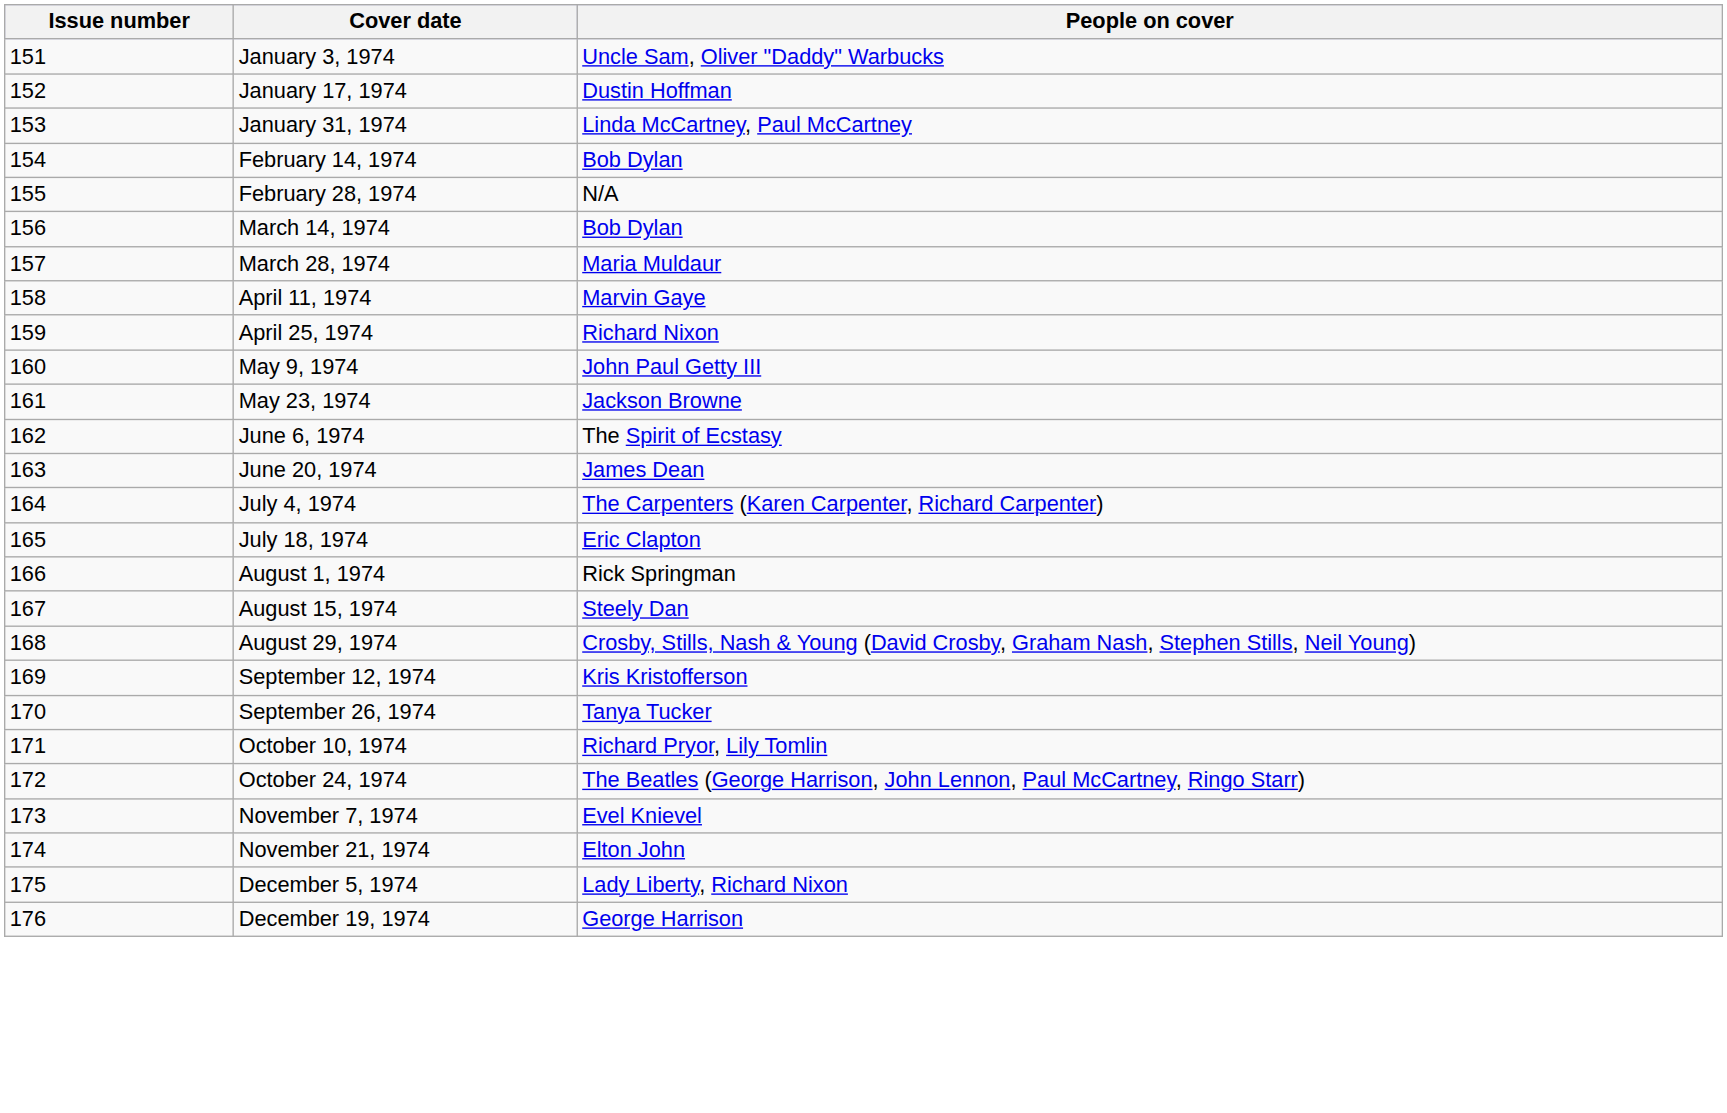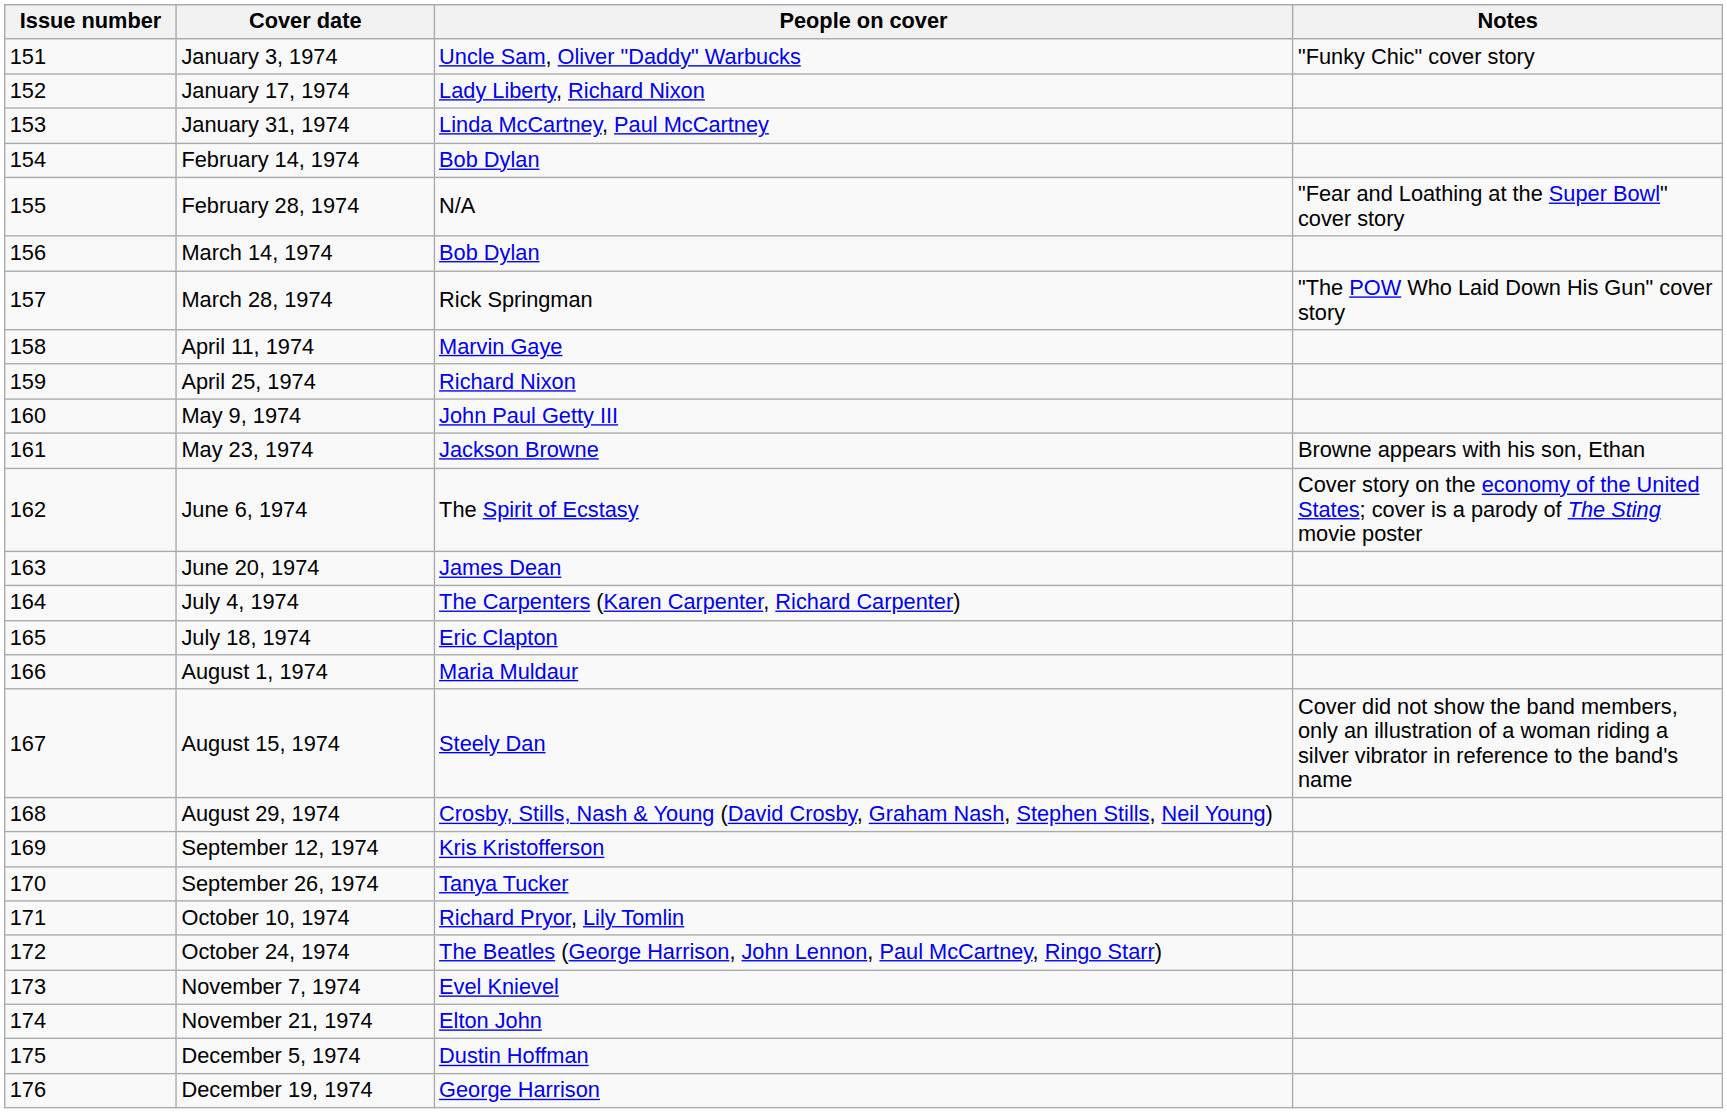+ column: (1508, 21)
(657, 90) Dustin Hoffman -> (572, 90) Lady Liberty, Richard Nixon
(652, 263) Maria Muldaur -> (516, 300) Rick Springman
(659, 573) Rick Springman -> (509, 671) Maria Muldaur
(715, 884) Lady Liberty, Richard Nixon -> (514, 1055) Dustin Hoffman
